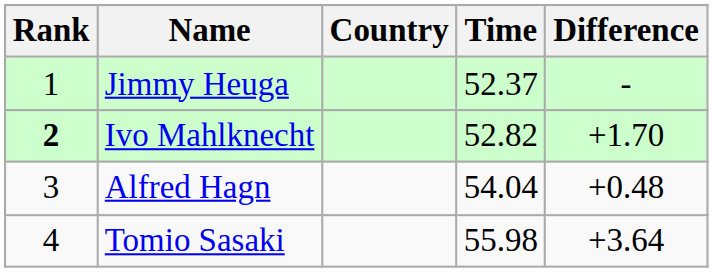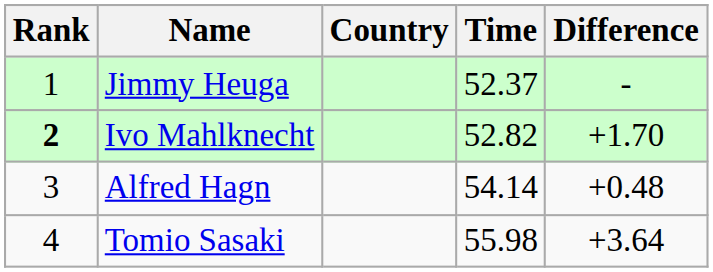(501, 187) 54.04 -> (501, 187) 54.14
